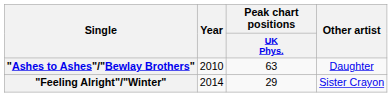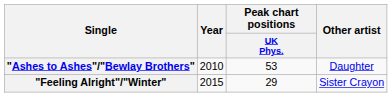(271, 66) 63 -> (271, 66) 53
(212, 83) 2014 -> (212, 83) 2015
